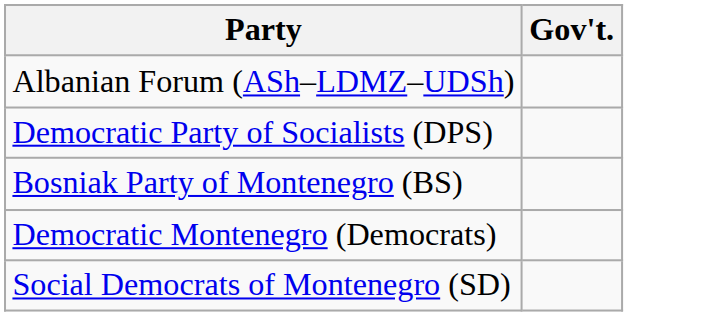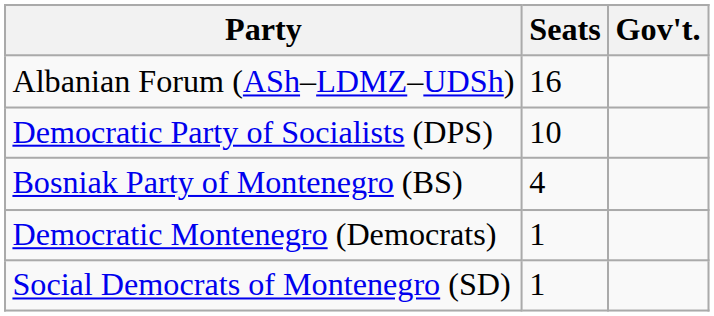+ column: (565, 30)
